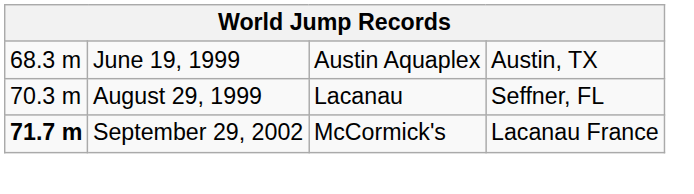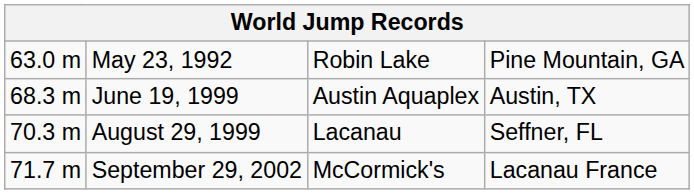+ row: (162, 59)
(46, 133) bold -> (46, 170) normal
